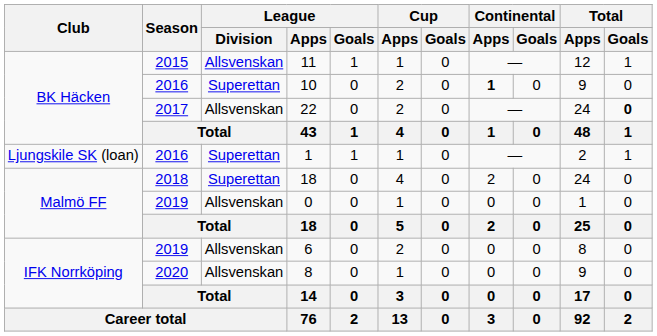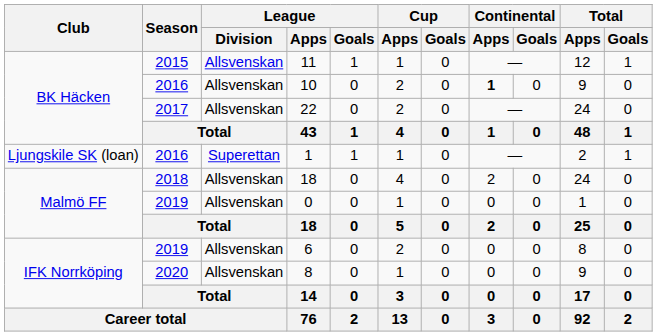(244, 86) Superettan -> (244, 86) Allsvenskan
(628, 109) bold -> (628, 109) normal
(244, 179) Superettan -> (244, 179) Allsvenskan
